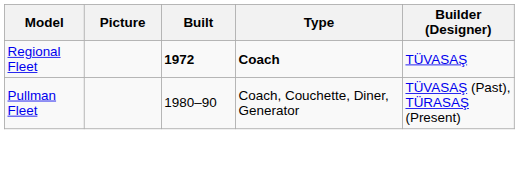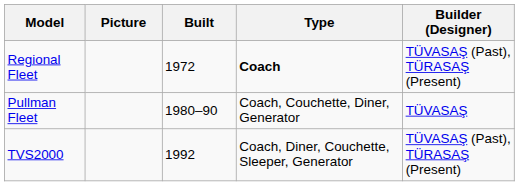(179, 59) bold -> (180, 66) normal
(436, 59) TÜVASAŞ -> (458, 66) TÜVASAŞ (Past), TÜRASAŞ (Present)
(458, 103) TÜVASAŞ (Past), TÜRASAŞ (Present) -> (437, 110) TÜVASAŞ
+ row: (36, 154)
